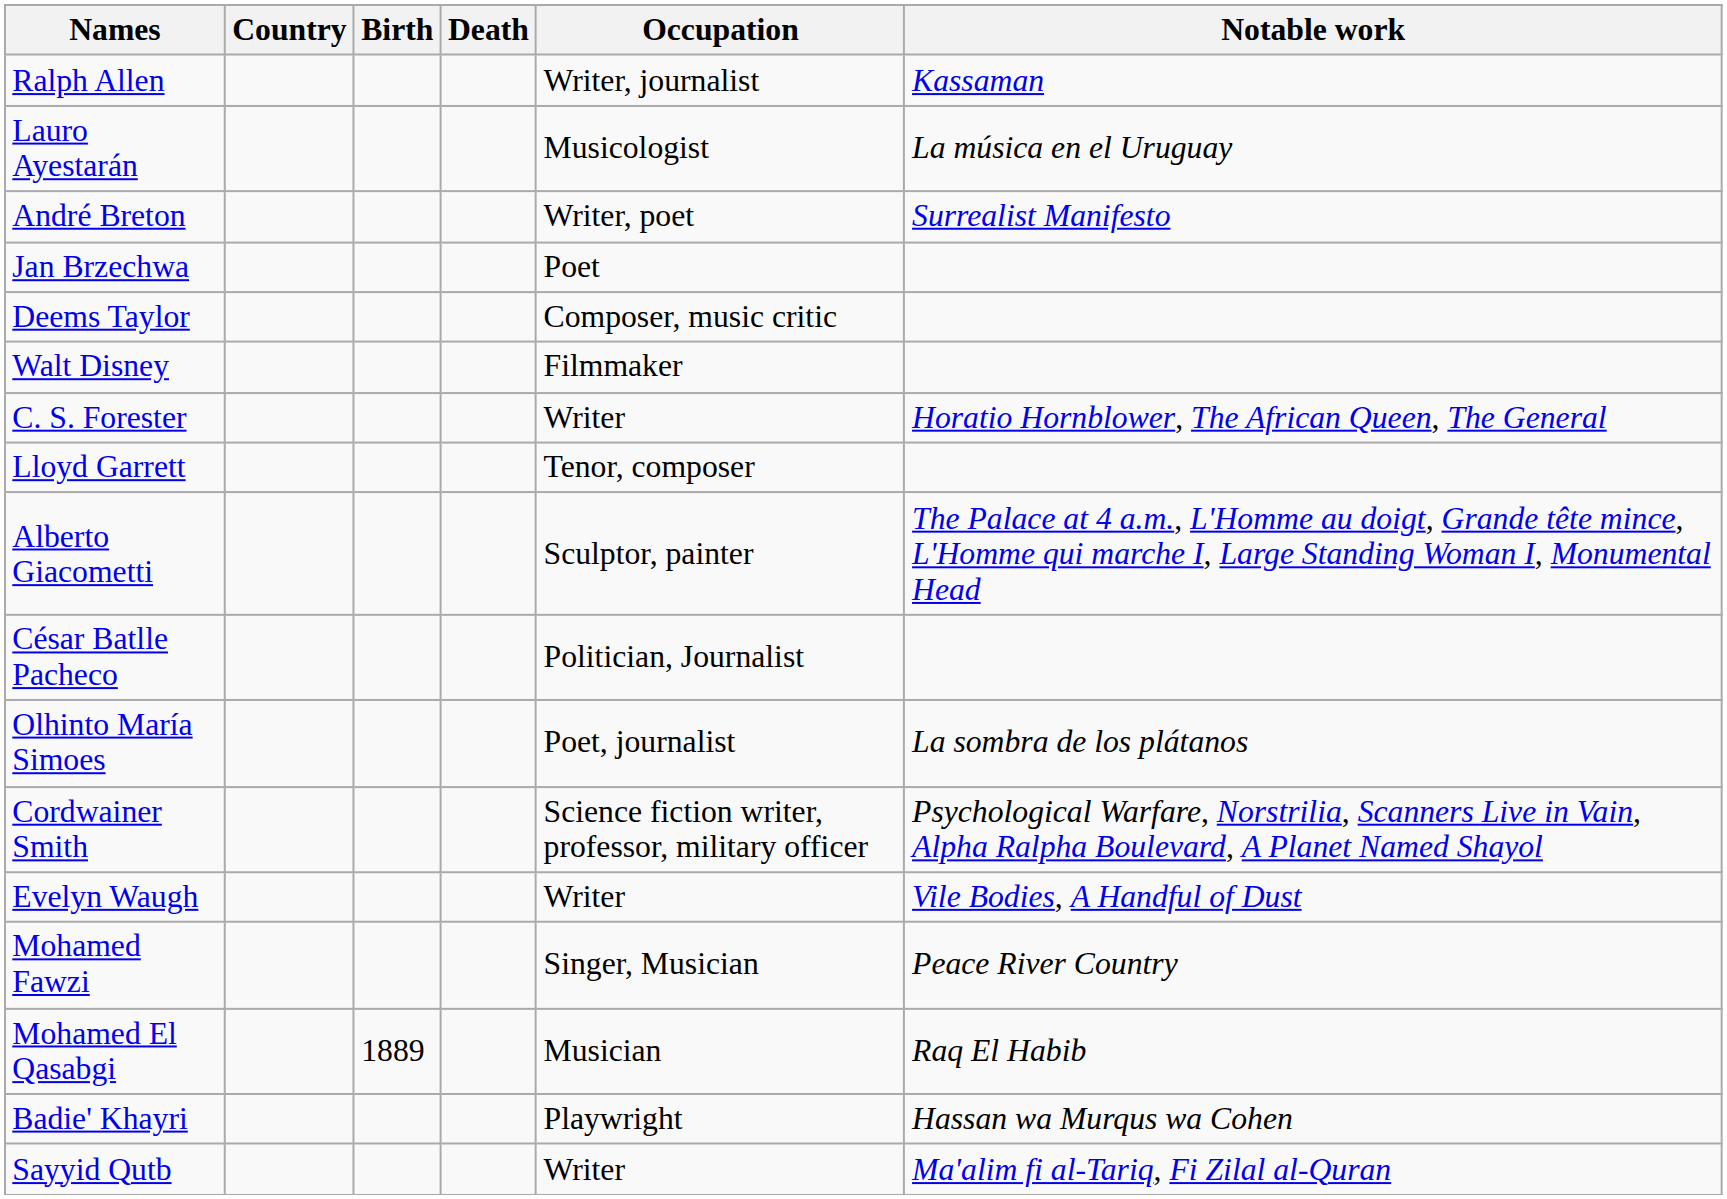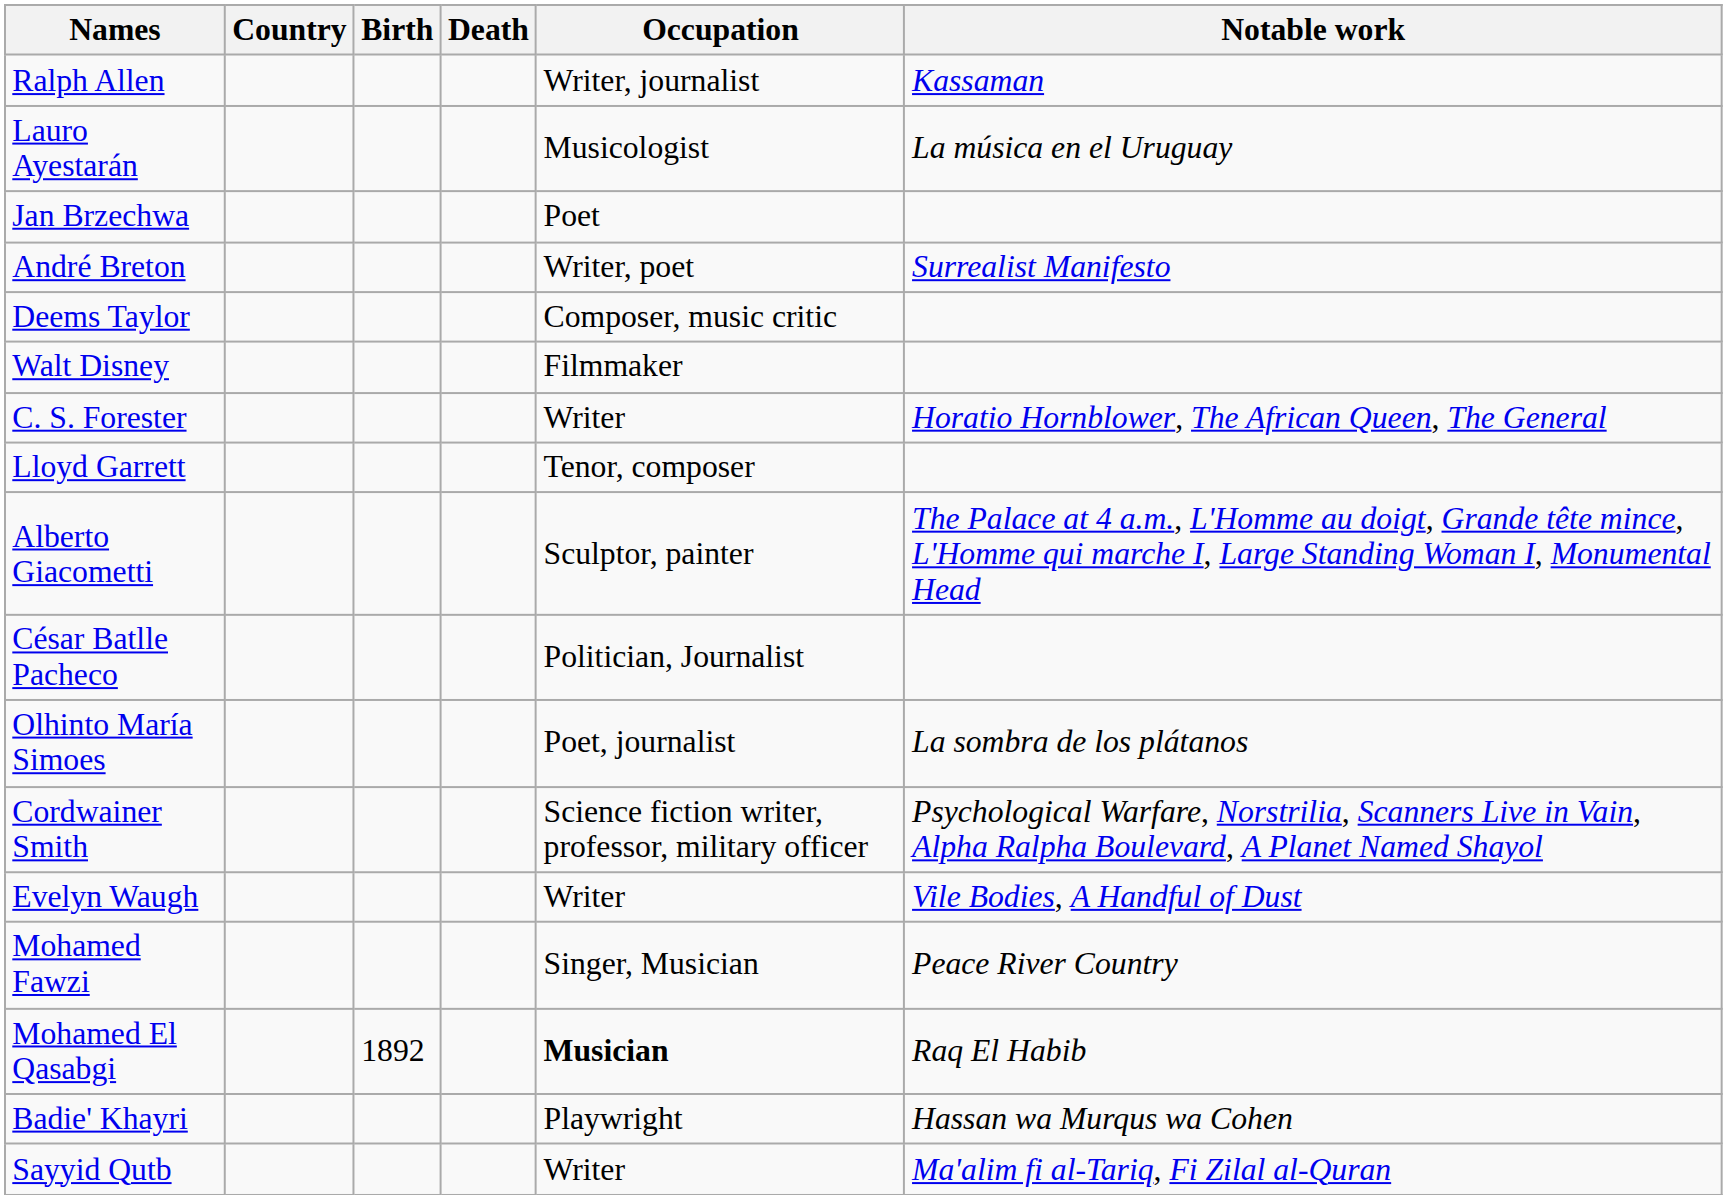rows swapped: (99, 215) <-> (101, 266)
(393, 1050) 1889 -> (393, 1050) 1892
(603, 1050) normal -> (606, 1050) bold
